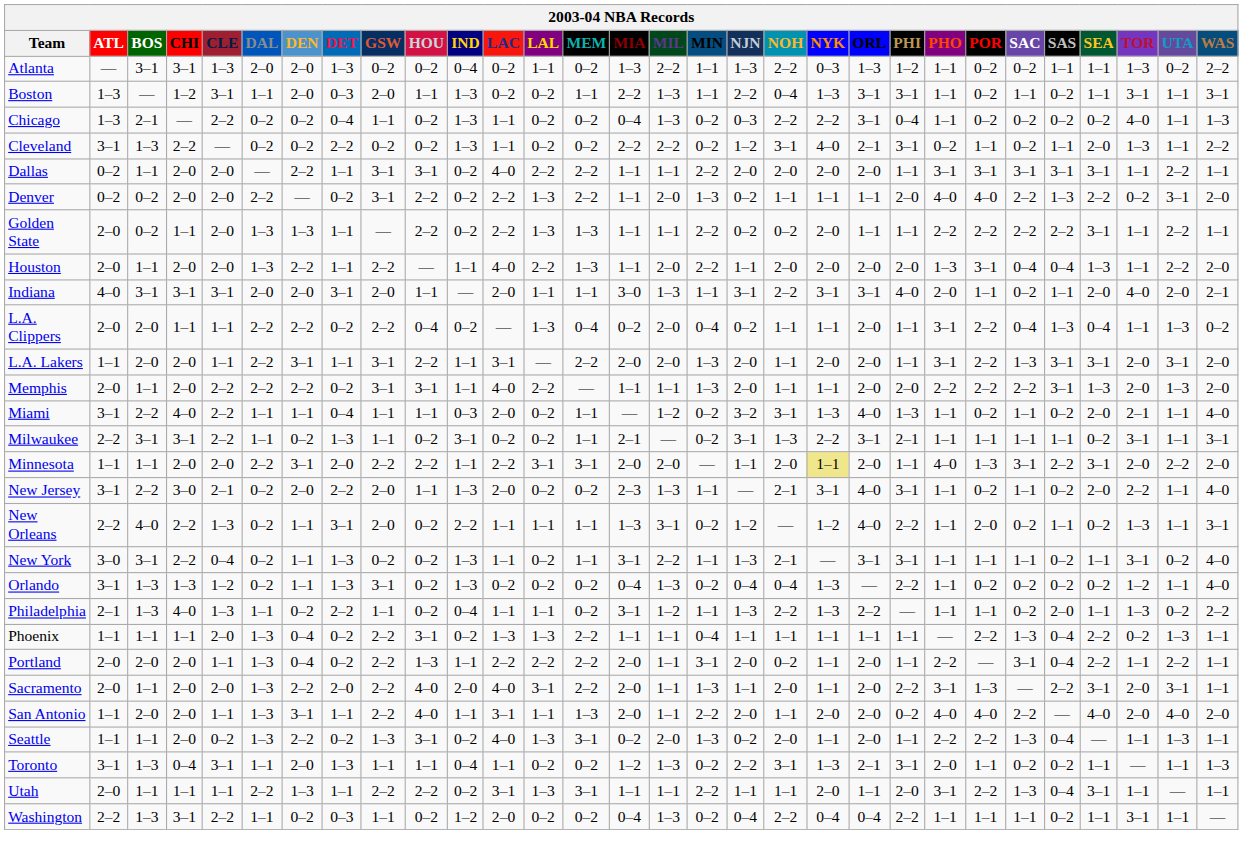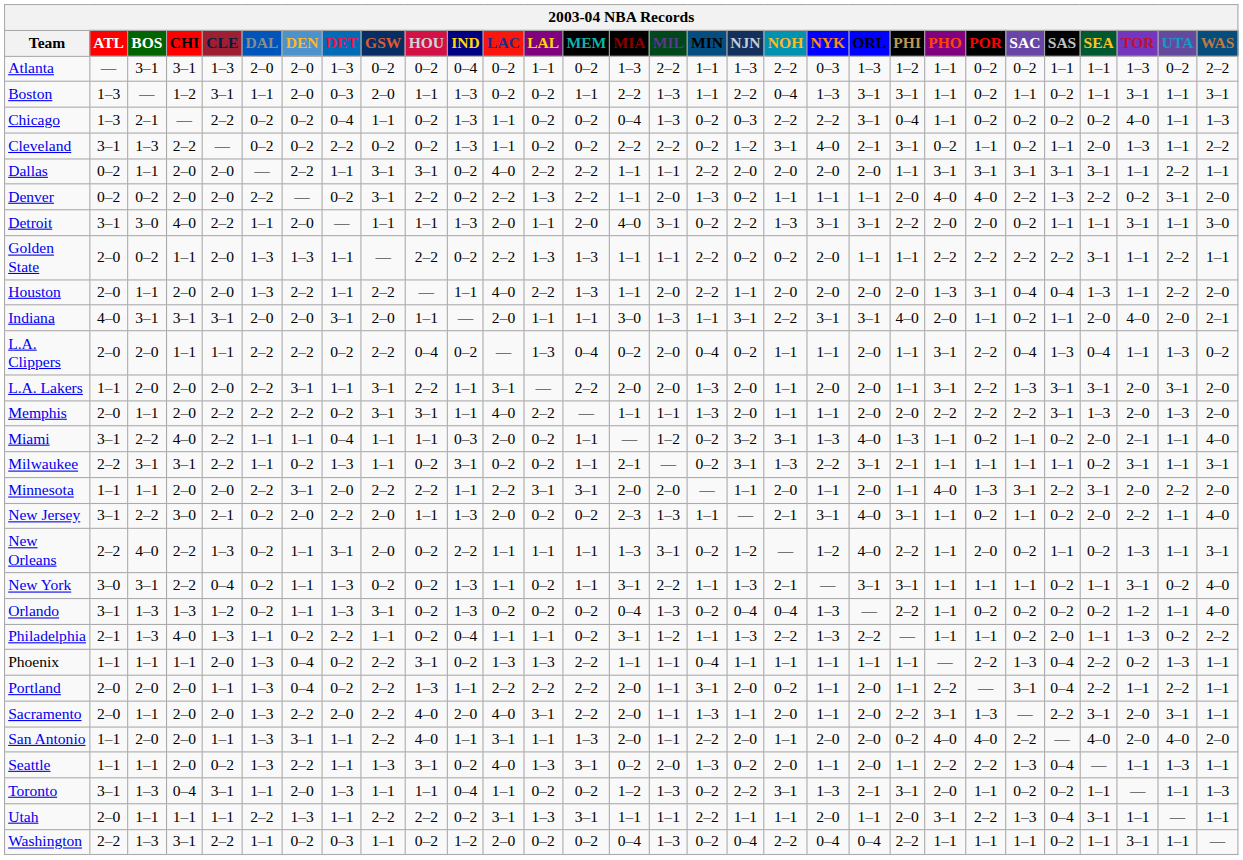+ row: (30, 222)
(222, 362) 1–1 -> (222, 387) 2–0
(828, 464) khaki background -> (828, 490) no background
(342, 739) 0–2 -> (342, 765) 1–1
